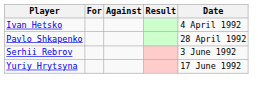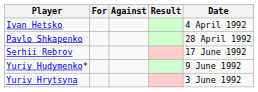(208, 53) 3 June 1992 -> (216, 53) 17 June 1992
+ row: (47, 66)
(211, 66) 17 June 1992 -> (213, 80) 3 June 1992
